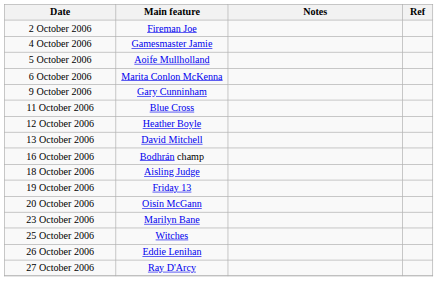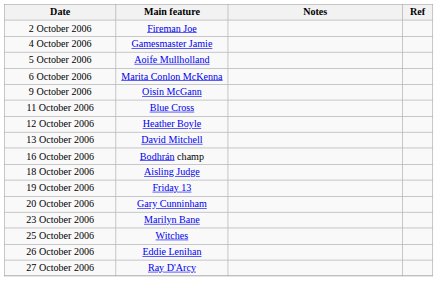(172, 92) Gary Cunninham -> (172, 92) Oisín McGann
(172, 204) Oisín McGann -> (172, 204) Gary Cunninham
